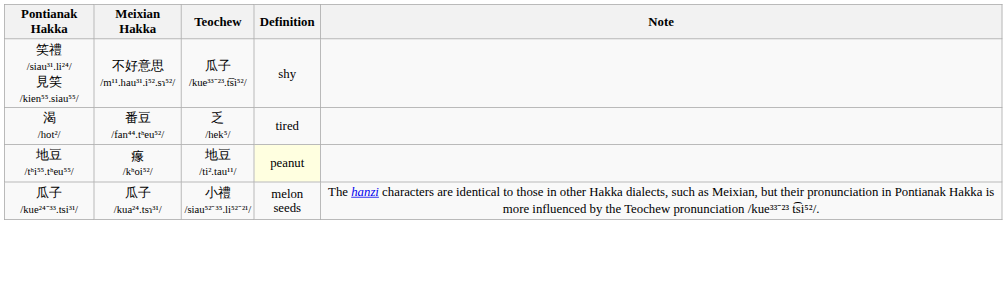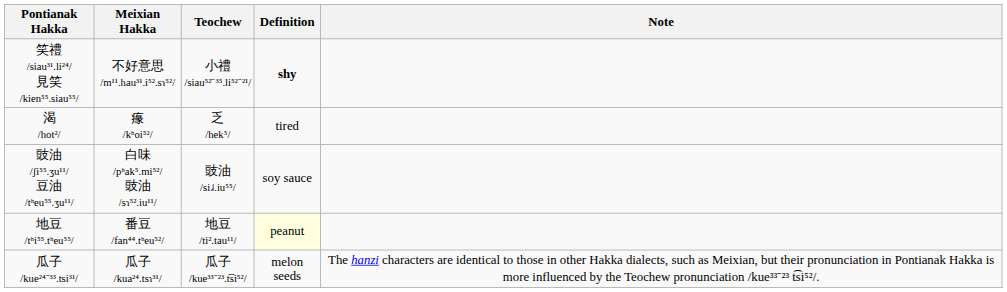(218, 73) 瓜子 /kue³³⁻²³.t͡si⁵²/ -> (218, 73) 小禮 /siau⁵²⁻³⁵.li⁵²⁻²¹/
(287, 73) normal -> (287, 73) bold
(138, 126) 番豆 /fan⁴⁴.tʰeu⁵²/ -> (138, 126) 𤸁 /kʰoi⁵²/
+ row: (49, 179)
(138, 163) 𤸁 /kʰoi⁵²/ -> (138, 231) 番豆 /fan⁴⁴.tʰeu⁵²/
(218, 201) 小禮 /siau⁵²⁻³⁵.li⁵²⁻²¹/ -> (218, 269) 瓜子 /kue³³⁻²³.t͡si⁵²/
